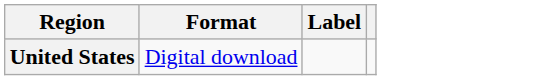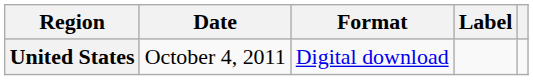+ column: (215, 21)
